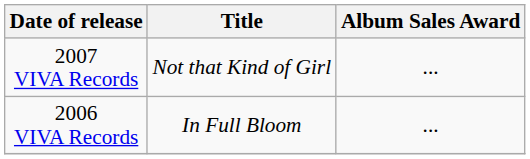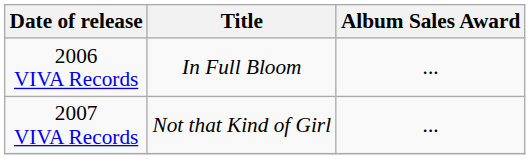rows swapped: (76, 124) <-> (76, 67)
